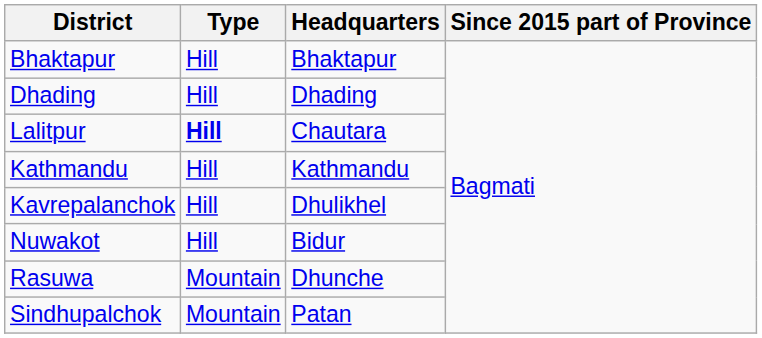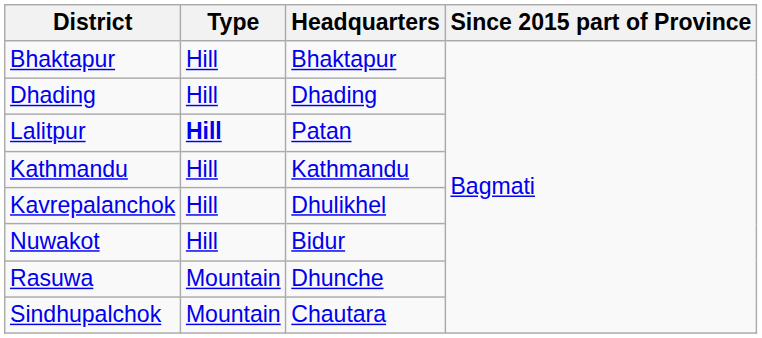(339, 132) Chautara -> (321, 132) Patan
(321, 315) Patan -> (339, 315) Chautara
